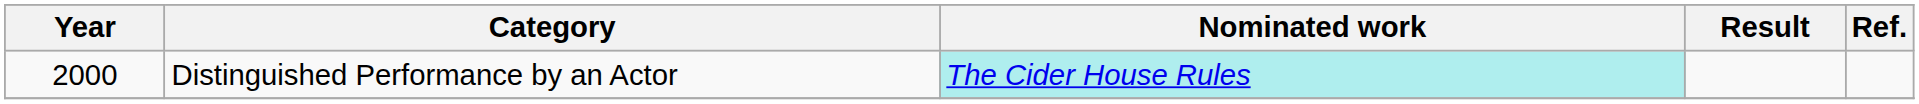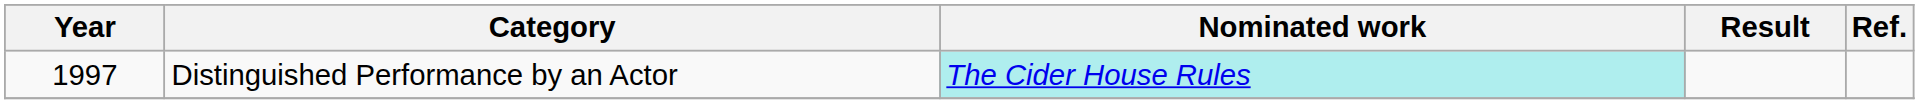(85, 74) 2000 -> (85, 74) 1997
